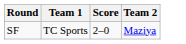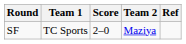+ column: (170, 13)
